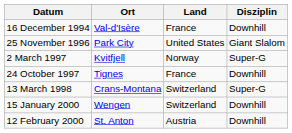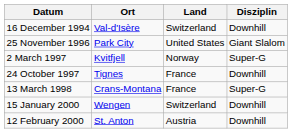(181, 27) France -> (191, 27) Switzerland
(191, 89) Switzerland -> (181, 89) France
